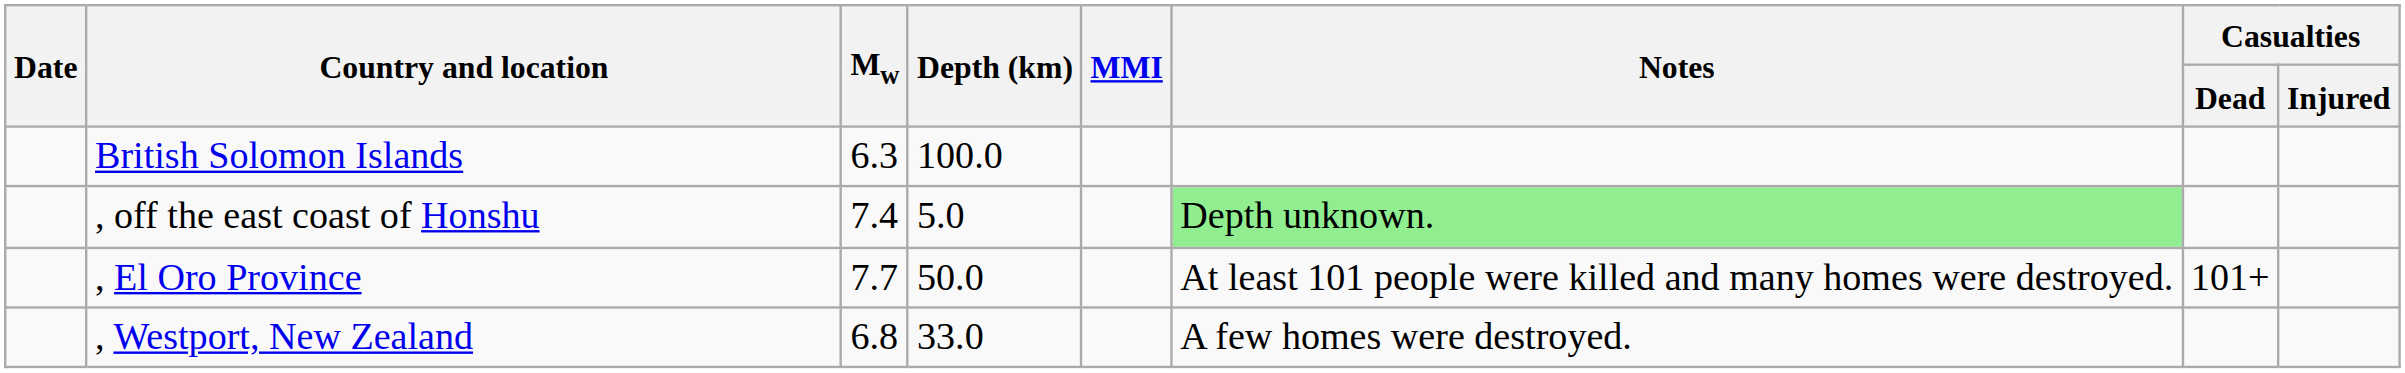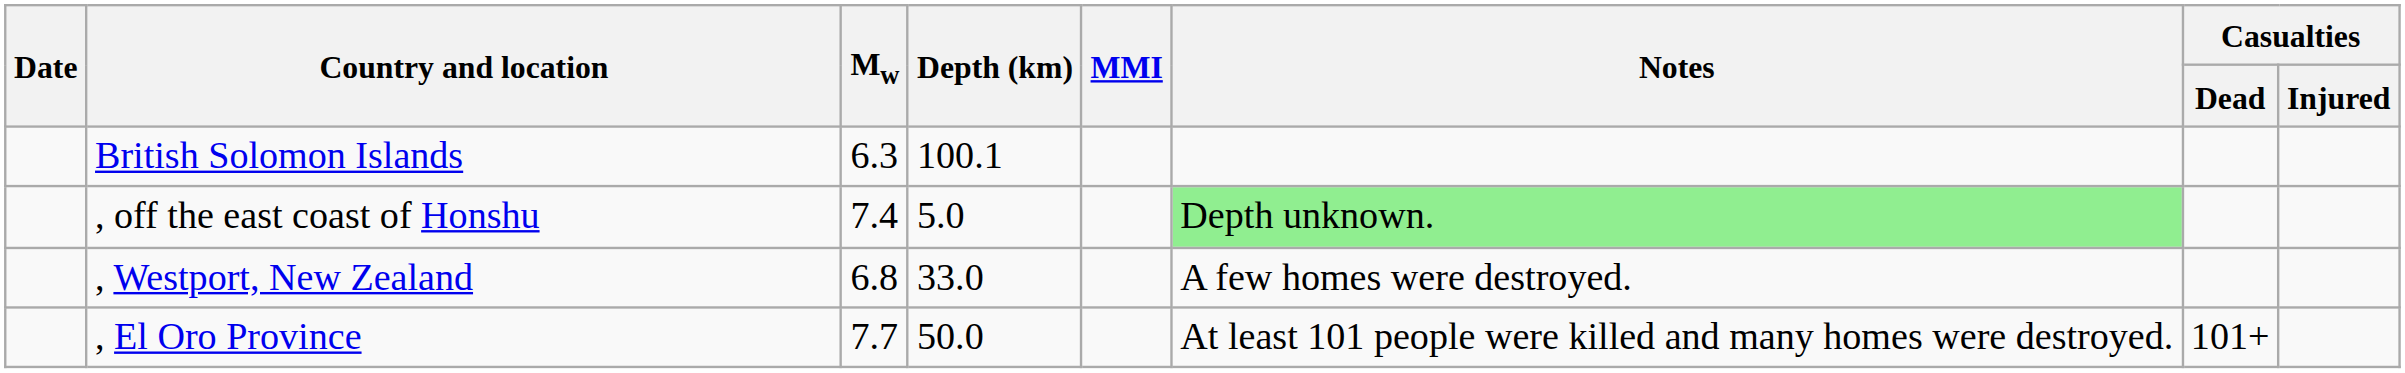(960, 155) 100.0 -> (960, 155) 100.1
rows swapped: (284, 336) <-> (228, 276)
